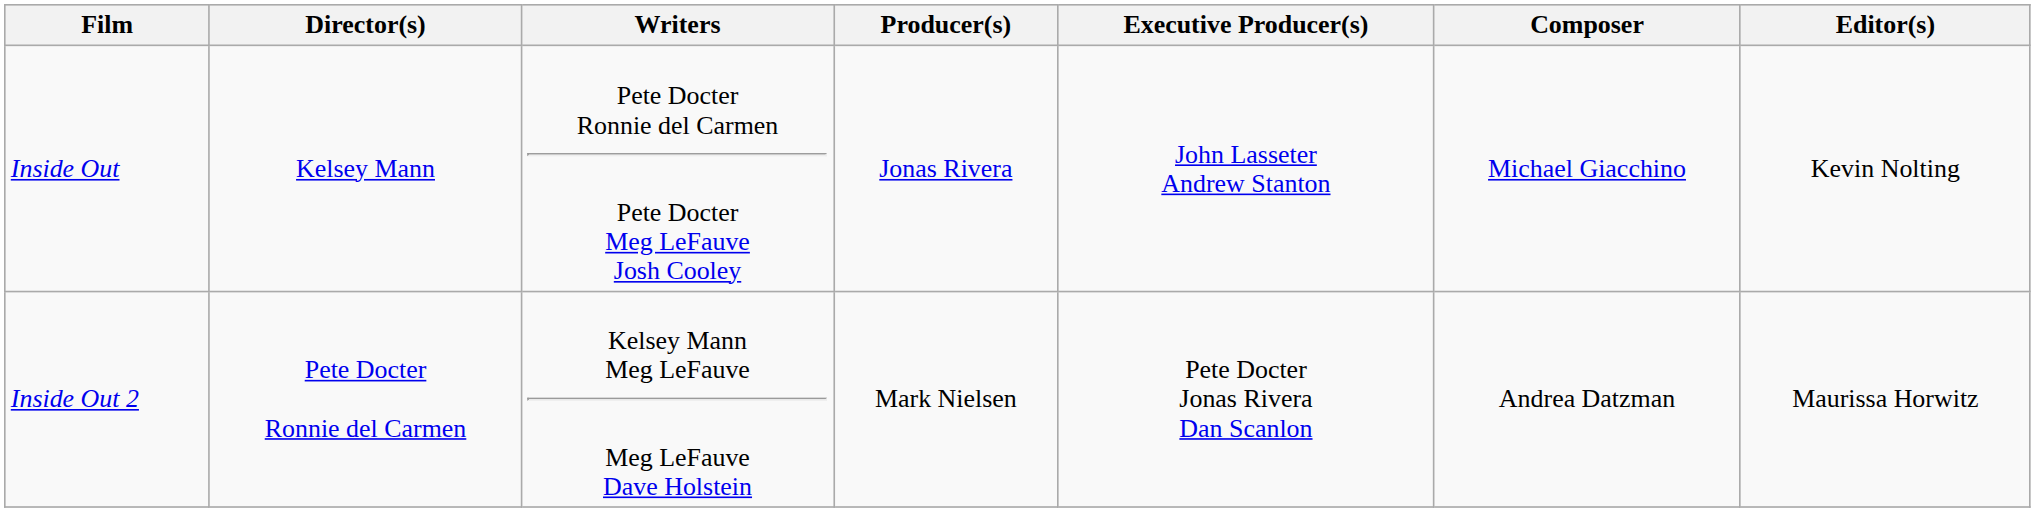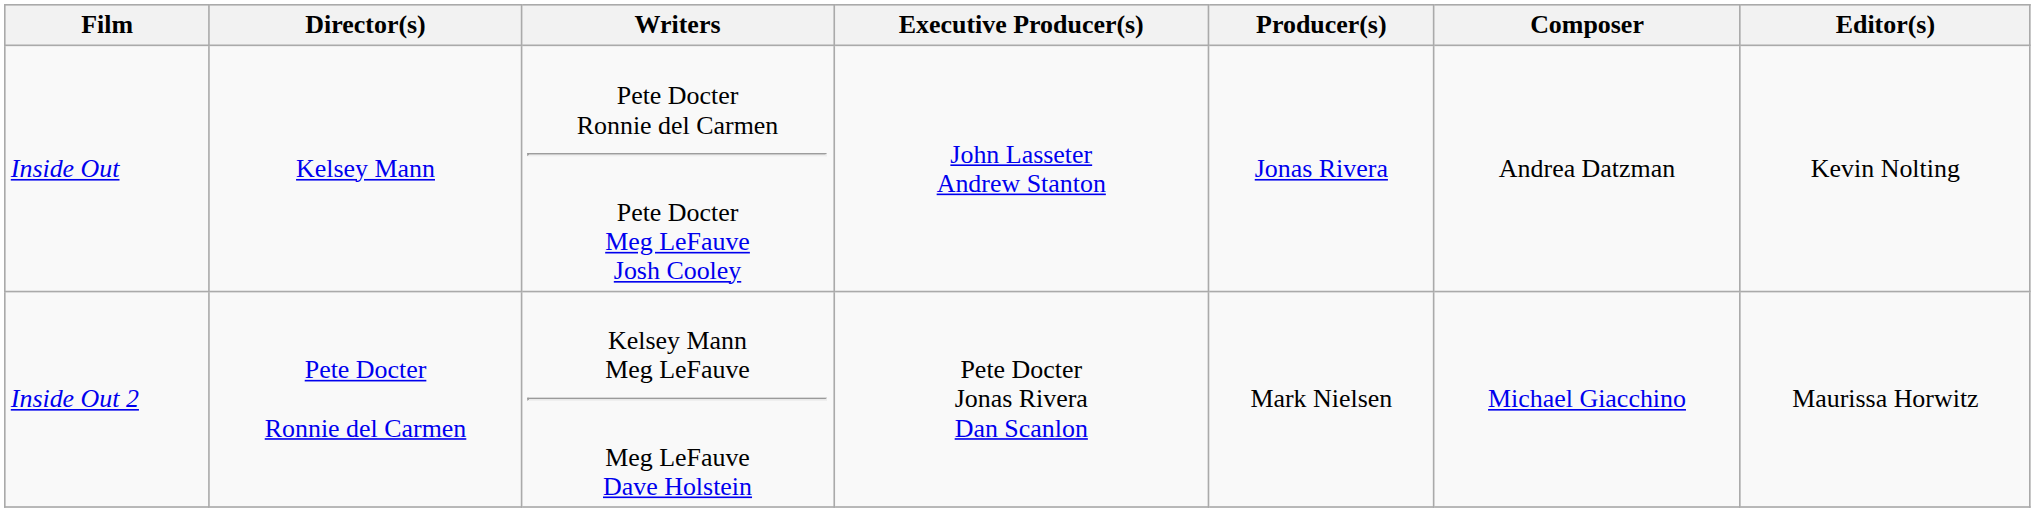columns swapped: (946, 25) <-> (1246, 25)
(1587, 168) Michael Giacchino -> (1587, 168) Andrea Datzman
(1587, 398) Andrea Datzman -> (1587, 398) Michael Giacchino
